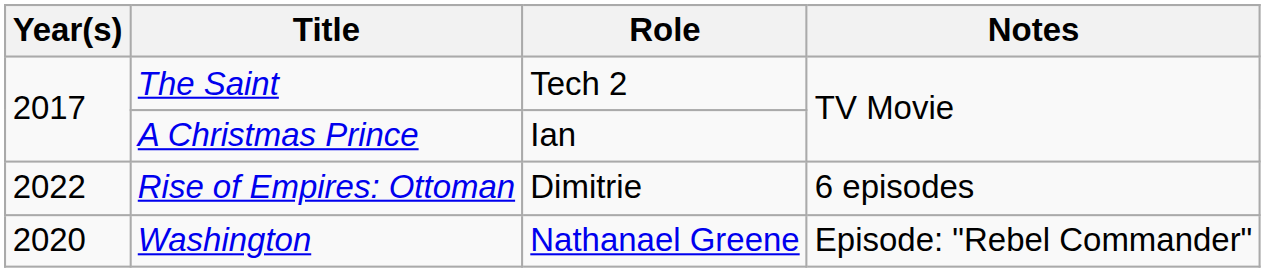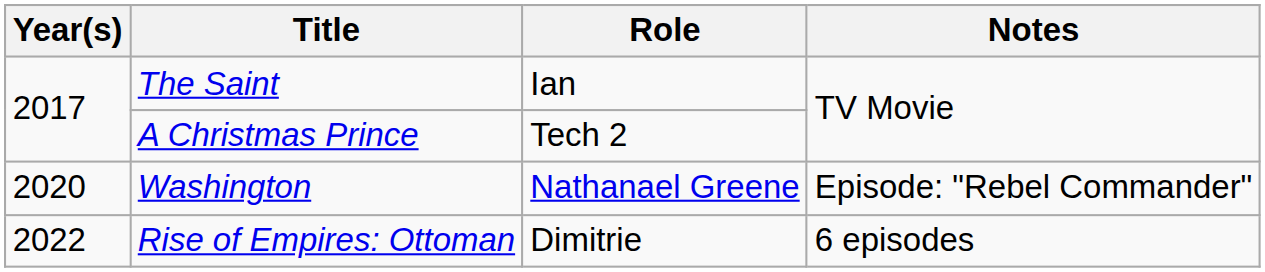(579, 82) Tech 2 -> (553, 82) Ian
(553, 135) Ian -> (579, 135) Tech 2
rows swapped: (225, 239) <-> (326, 187)
